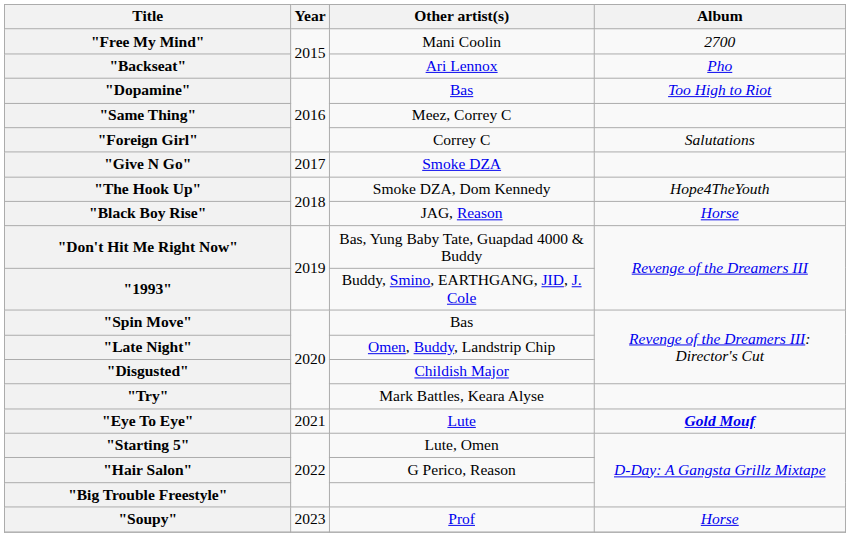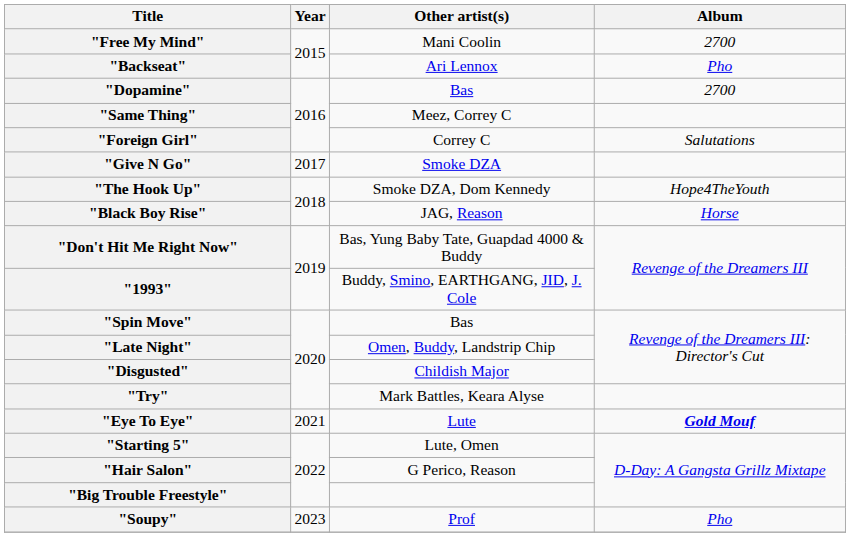(720, 90) Too High to Riot -> (720, 90) 2700
(720, 519) Horse -> (720, 519) Pho
